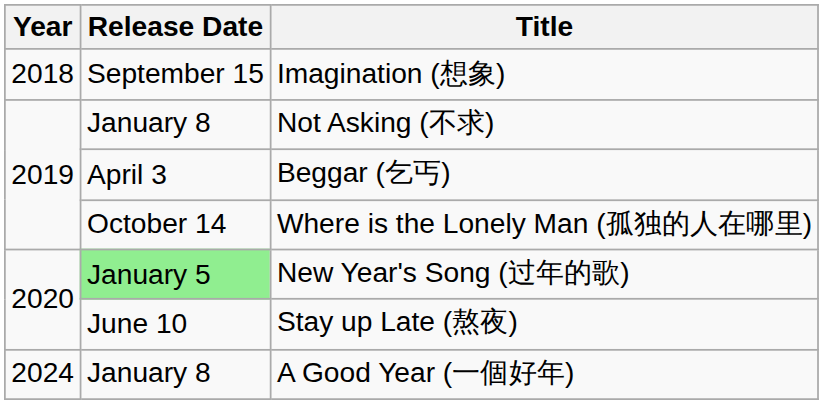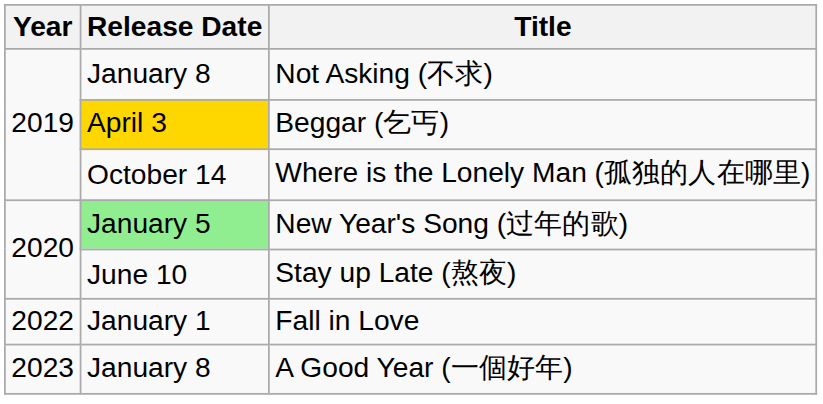- row: (391, 73)
(127, 174) no background -> (127, 124) gold background
+ row: (347, 321)
(43, 373) 2024 -> (43, 368) 2023
